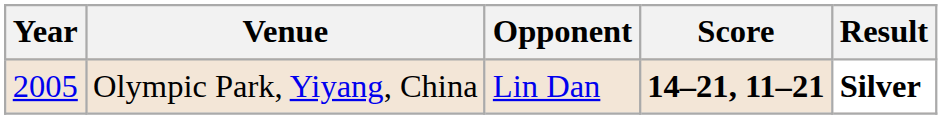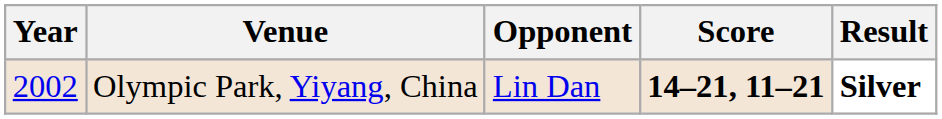(45, 85) 2005 -> (45, 85) 2002
